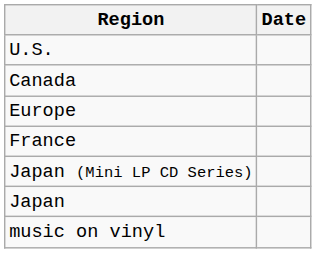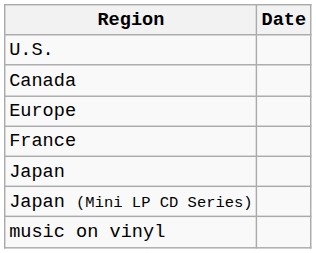rows swapped: (37, 202) <-> (131, 171)
